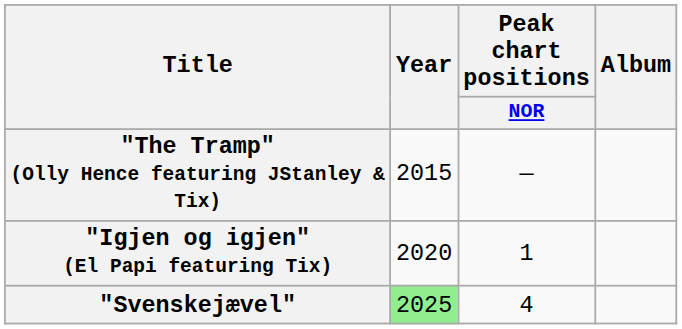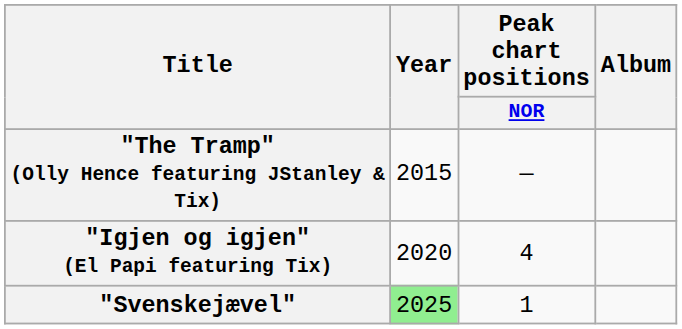(527, 253) 1 -> (527, 253) 4
(527, 305) 4 -> (527, 305) 1
